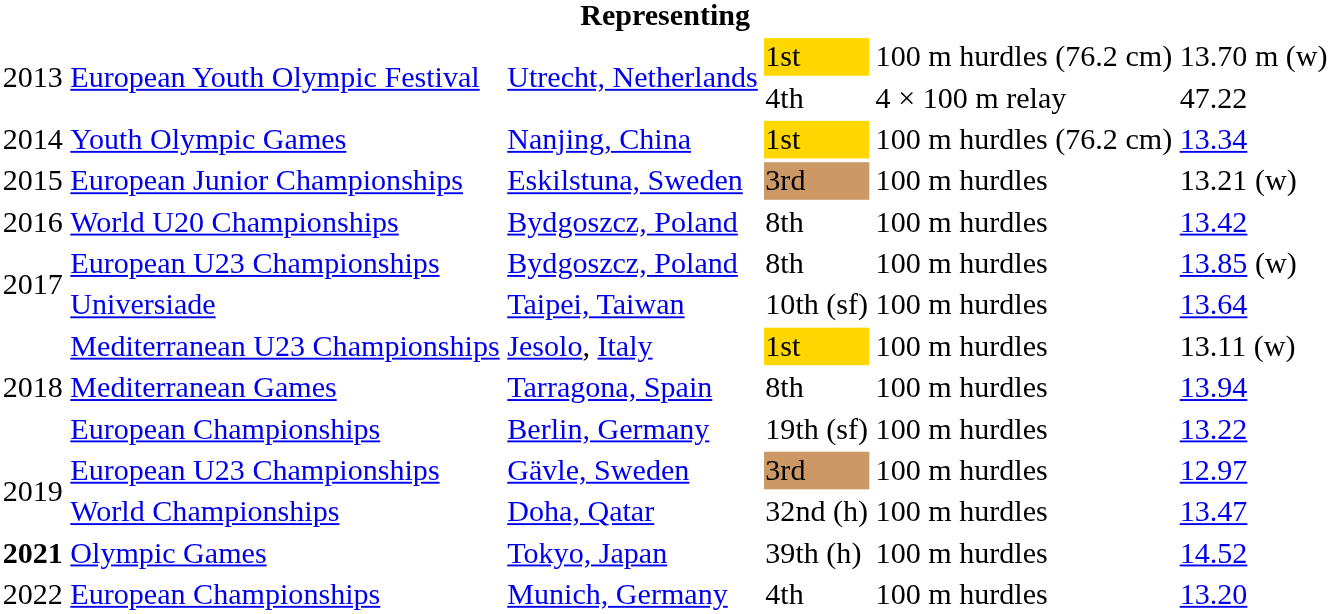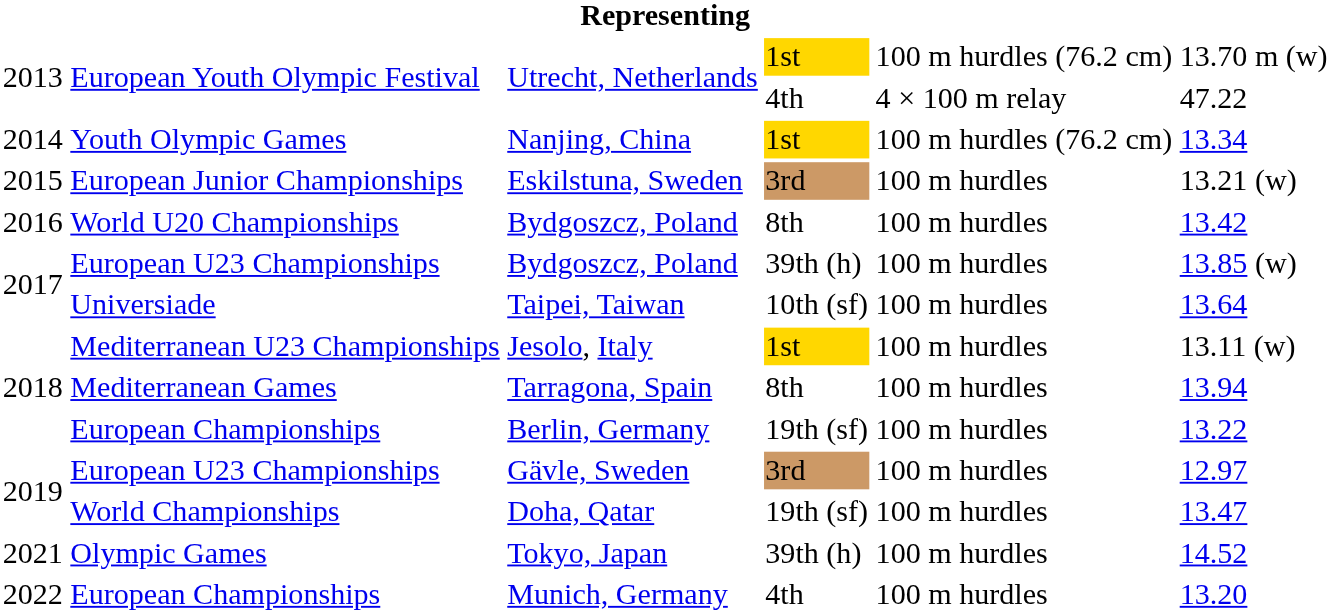(785, 263) 8th -> (813, 263) 39th (h)
(817, 511) 32nd (h) -> (817, 511) 19th (sf)
(33, 552) bold -> (33, 552) normal
